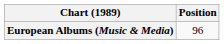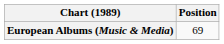(198, 30) 96 -> (198, 30) 69
